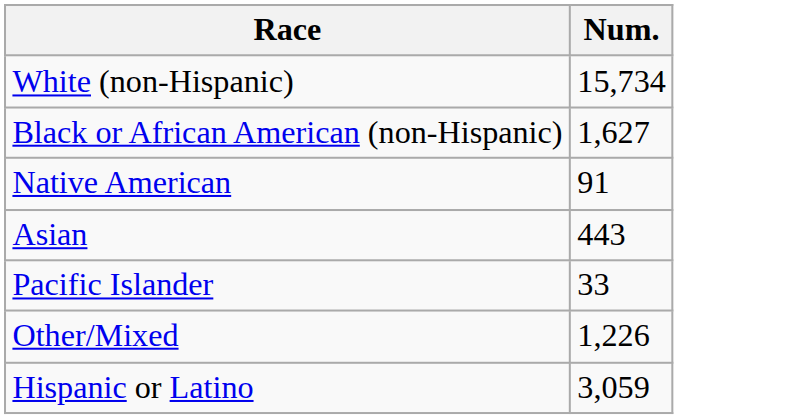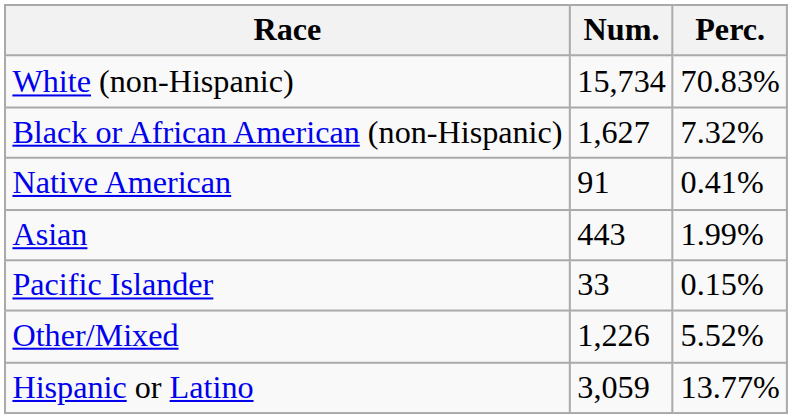+ column: (730, 30)
